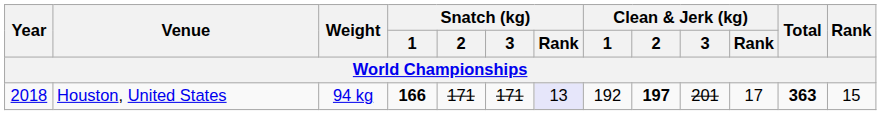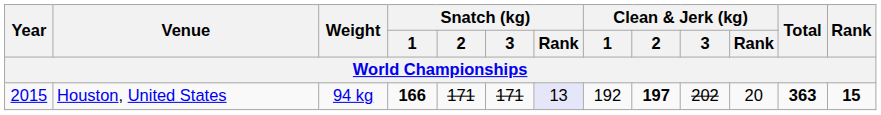(29, 95) 2018 -> (29, 95) 2015
(705, 95) 201 -> (705, 95) 202
(754, 95) 17 -> (754, 95) 20
(851, 95) normal -> (851, 95) bold
